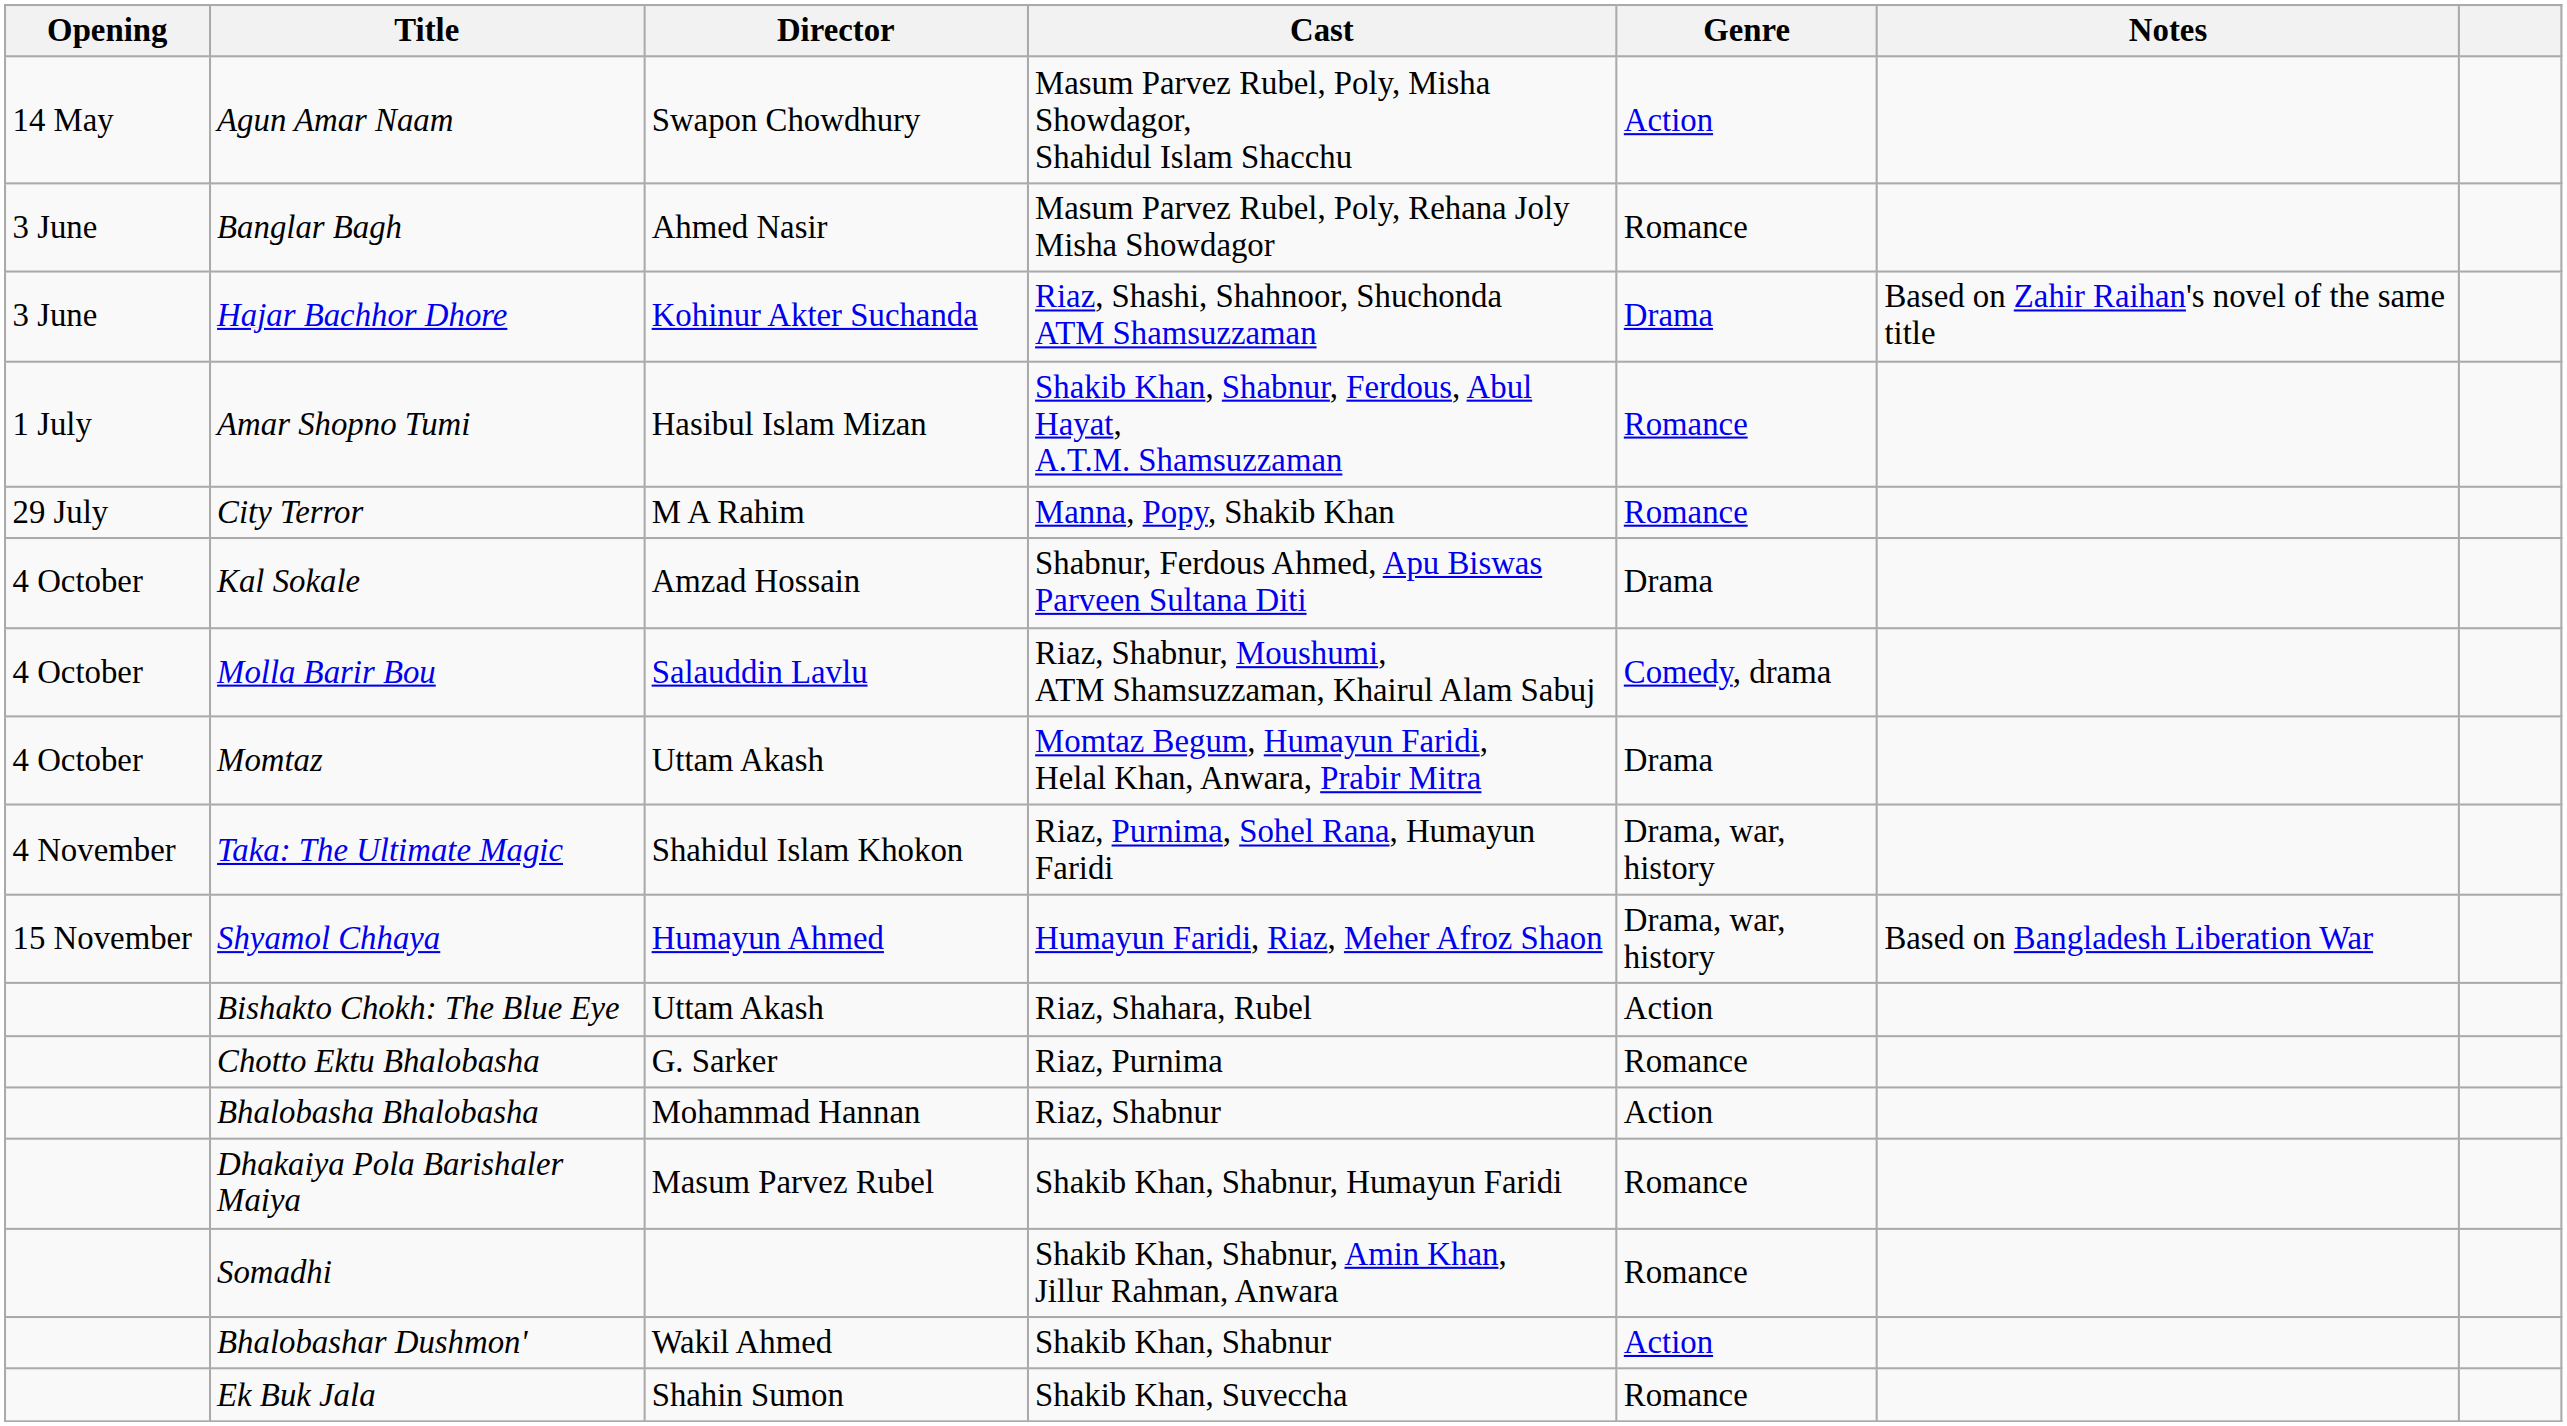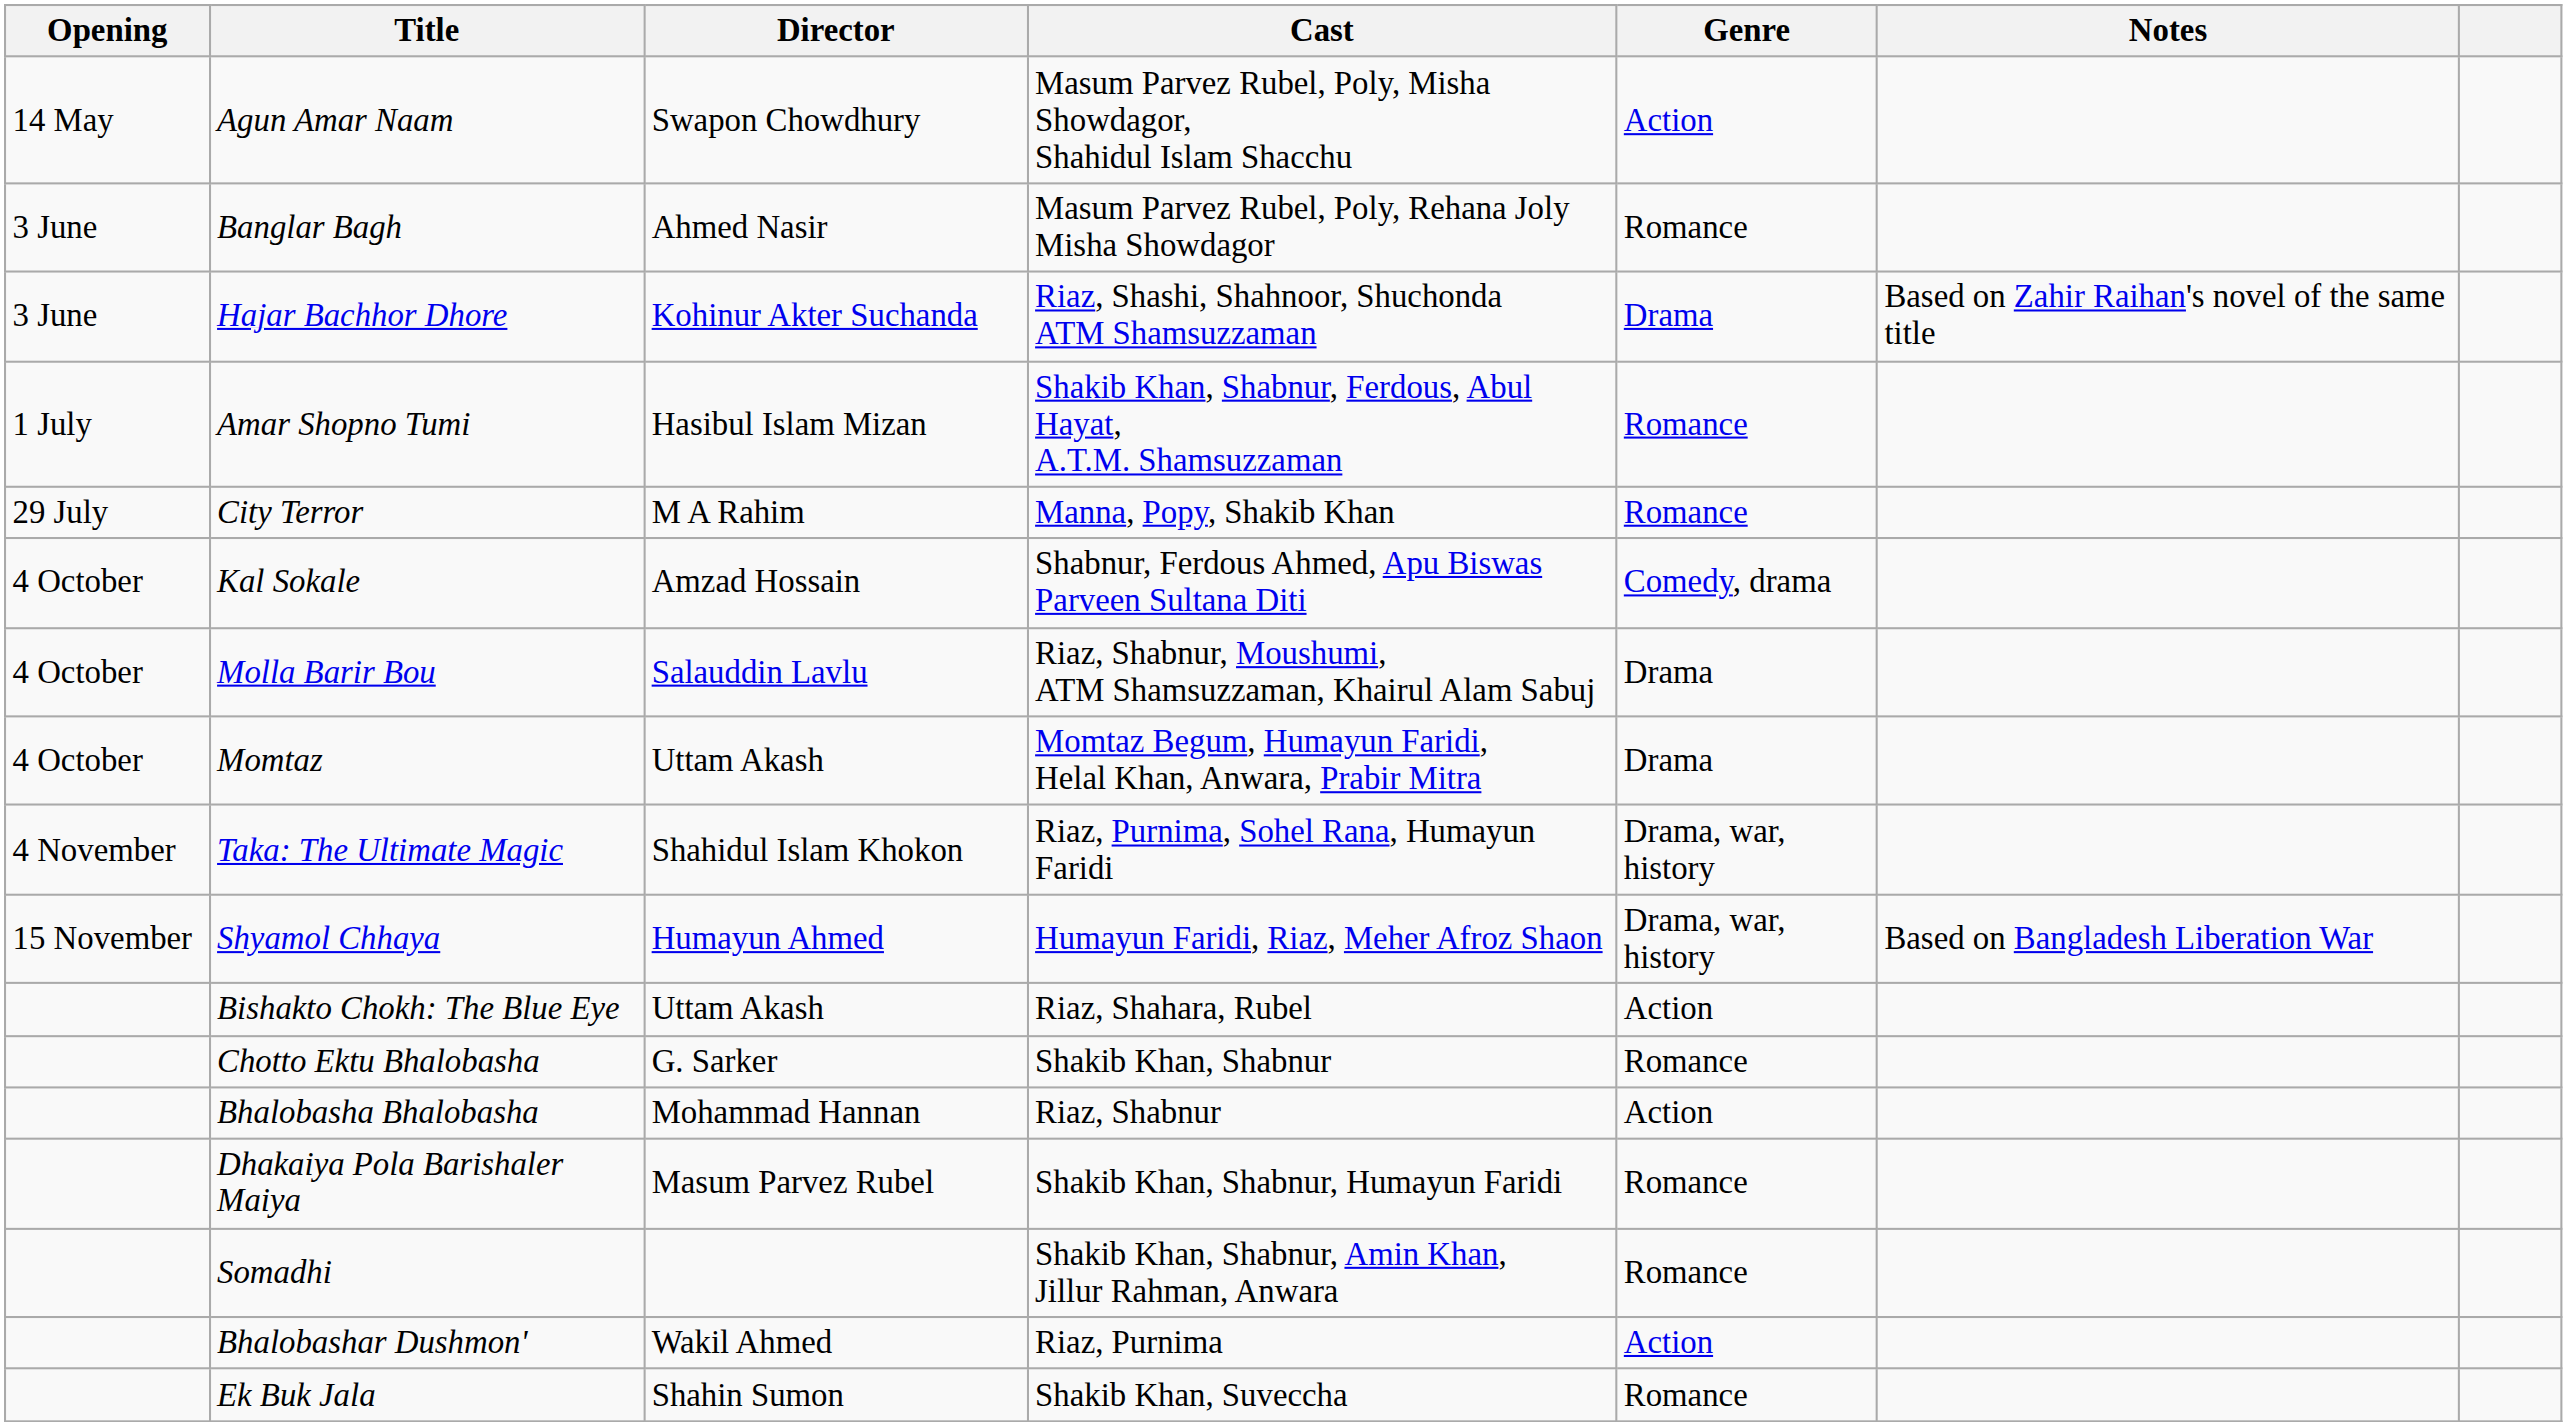(1668, 582) Drama -> (1728, 582) Comedy, drama
(1728, 671) Comedy, drama -> (1668, 671) Drama
(1129, 1060) Riaz, Purnima -> (1183, 1060) Shakib Khan, Shabnur
(1183, 1342) Shakib Khan, Shabnur -> (1129, 1342) Riaz, Purnima
